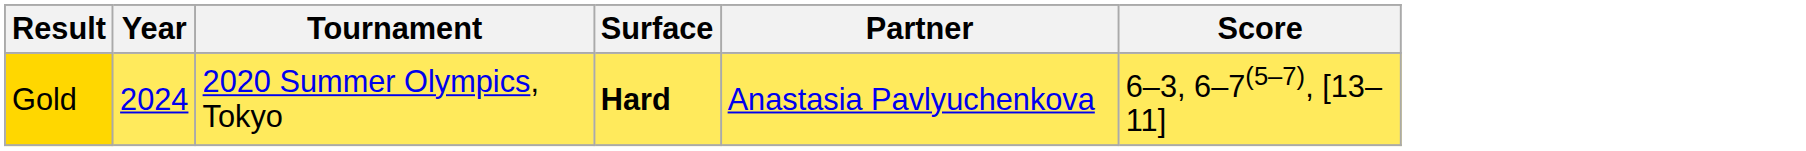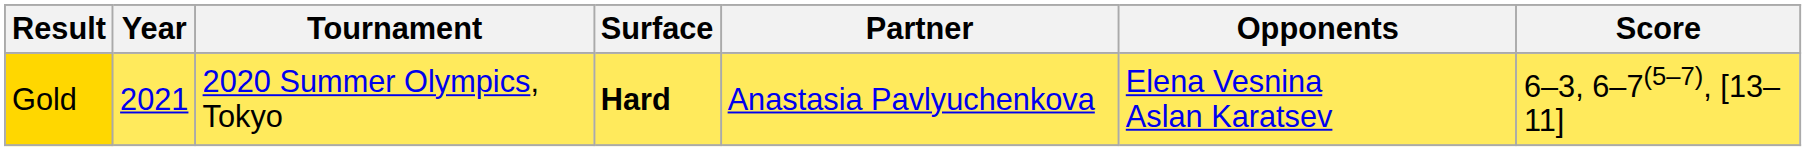+ column: (1318, 28)
(154, 98) 2024 -> (154, 98) 2021
